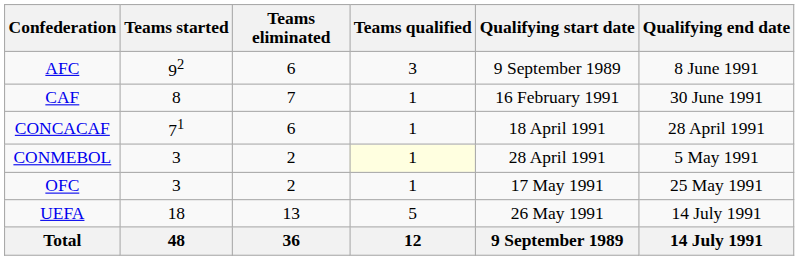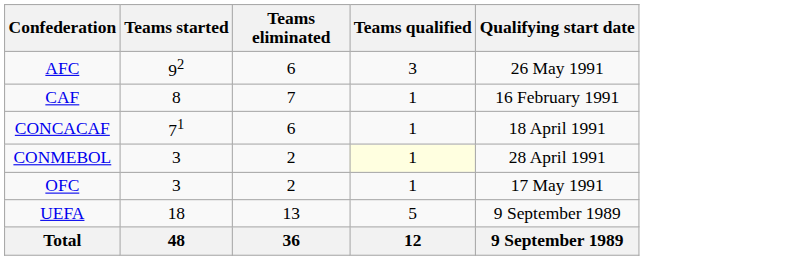- column: (717, 28)
(557, 67) 9 September 1989 -> (557, 67) 26 May 1991
(557, 213) 26 May 1991 -> (557, 213) 9 September 1989
